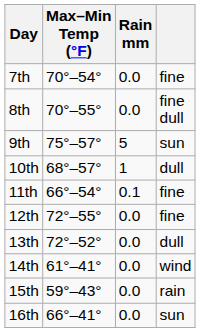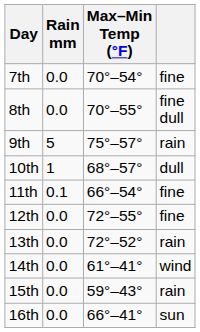columns swapped: (136, 34) <-> (79, 34)
(172, 143) sun -> (172, 143) rain
(172, 241) dull -> (172, 241) rain
